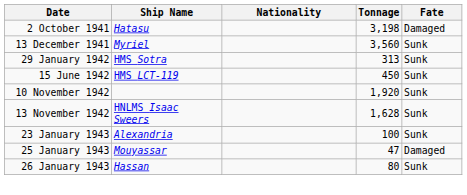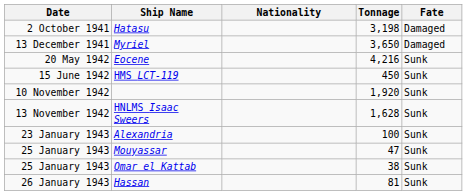(385, 44) 3,560 -> (385, 44) 3,650
(416, 44) Sunk -> (425, 44) Damaged
- row: (140, 60)
+ row: (132, 60)
(425, 151) Damaged -> (416, 151) Sunk
+ row: (155, 167)
(394, 167) 80 -> (394, 182) 81
